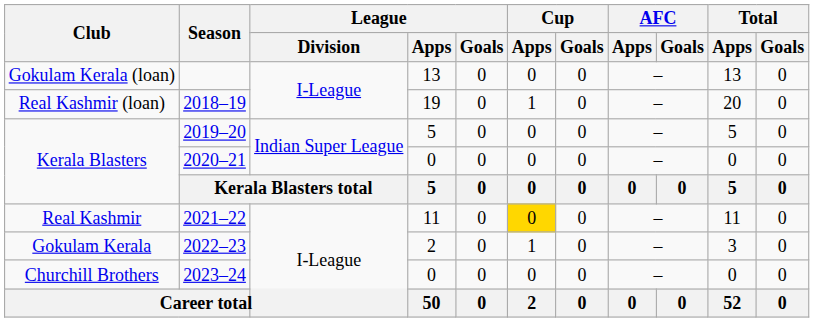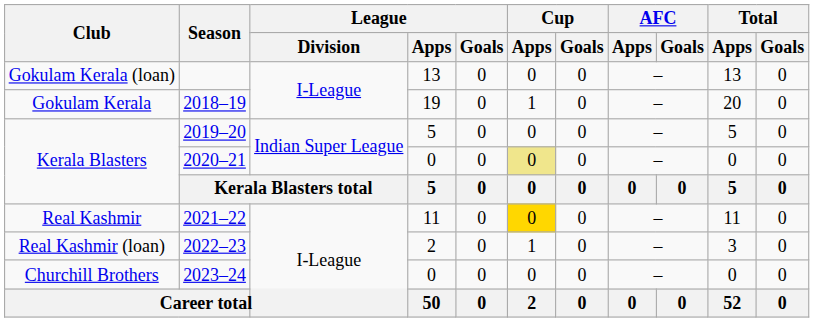(92, 103) Real Kashmir (loan) -> (92, 103) Gokulam Kerala
(532, 160) no background -> (532, 160) khaki background
(92, 246) Gokulam Kerala -> (92, 246) Real Kashmir (loan)
